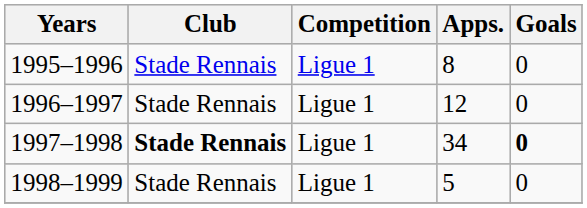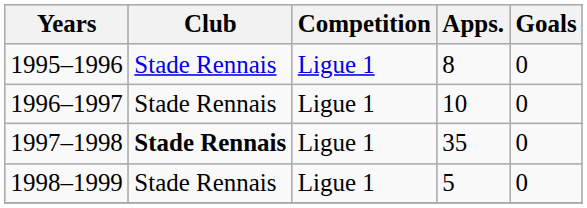(455, 103) 12 -> (455, 103) 10
(455, 143) 34 -> (455, 143) 35
(522, 143) bold -> (522, 143) normal
